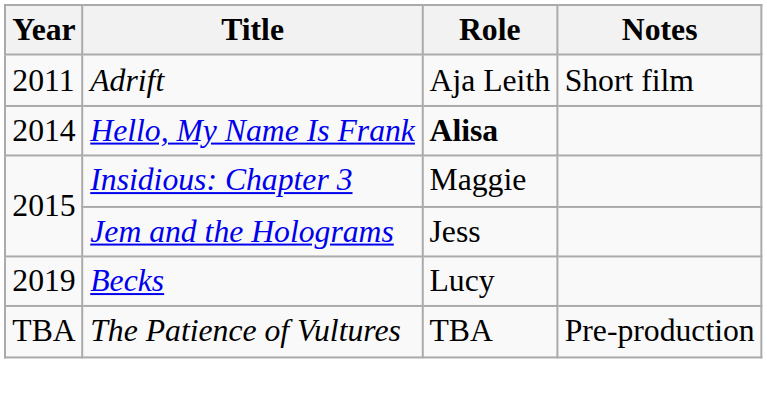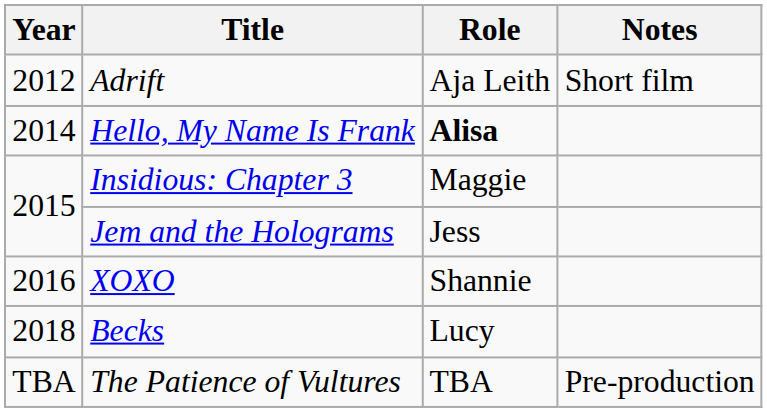(43, 79) 2011 -> (44, 79) 2012
+ row: (132, 280)
(44, 280) 2019 -> (44, 331) 2018
